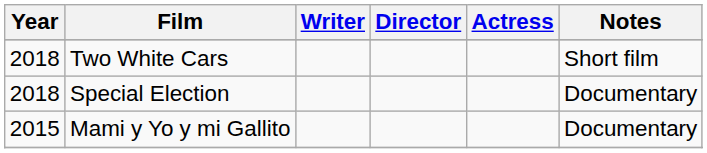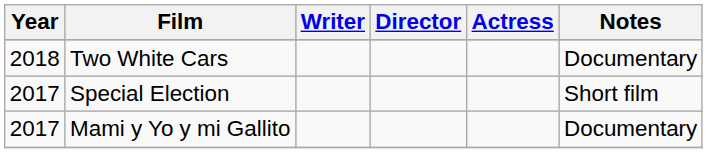(611, 57) Short film -> (631, 57) Documentary
(35, 93) 2018 -> (35, 93) 2017
(631, 93) Documentary -> (611, 93) Short film
(35, 128) 2015 -> (35, 128) 2017
